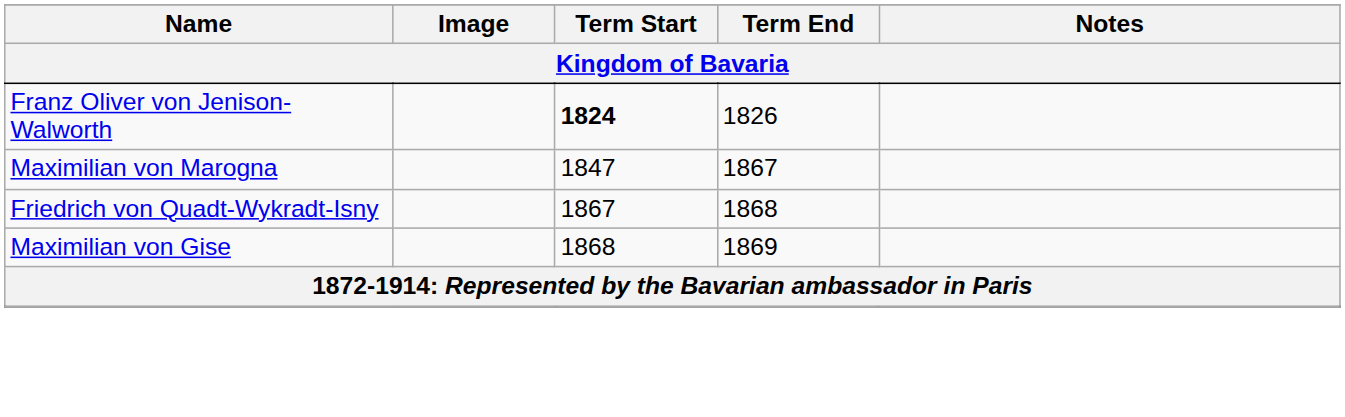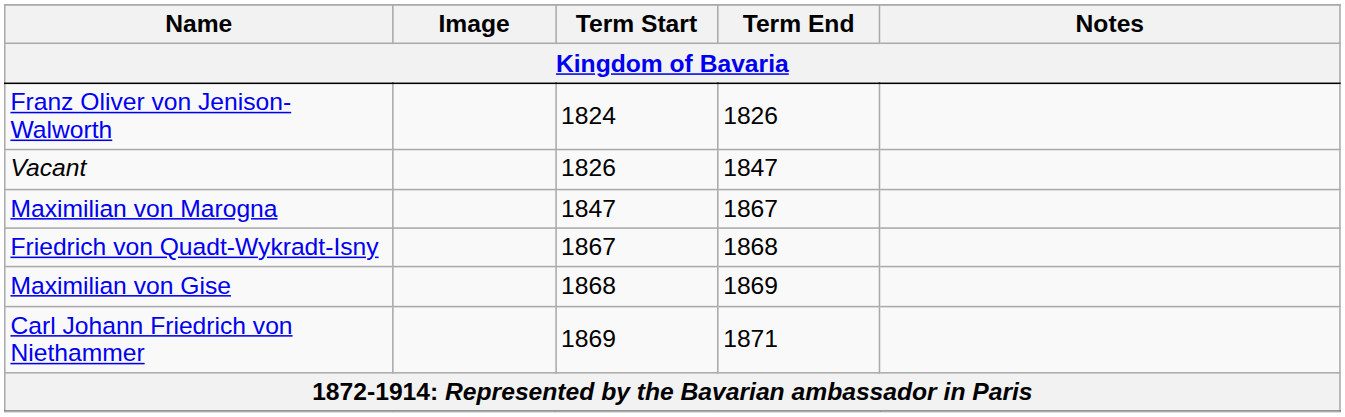(588, 116) bold -> (588, 116) normal
+ row: (48, 168)
+ row: (152, 339)
